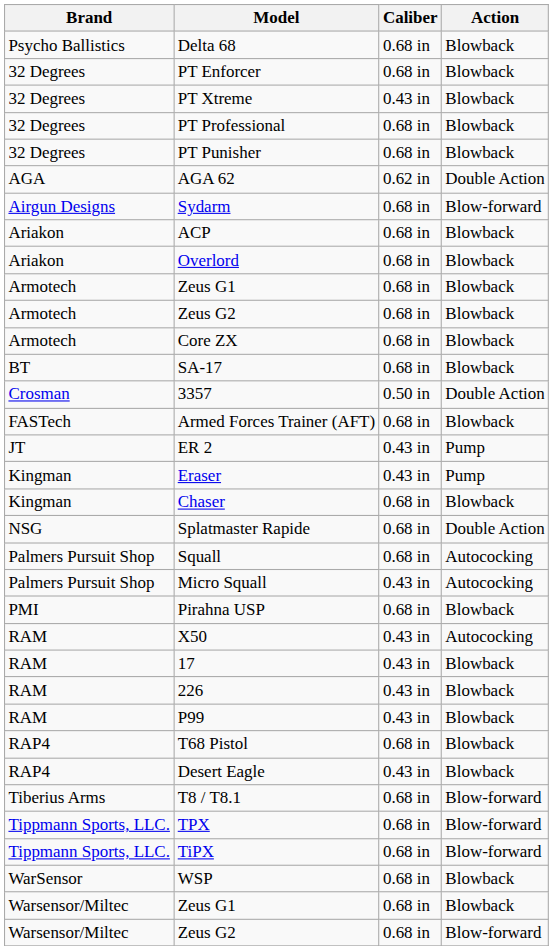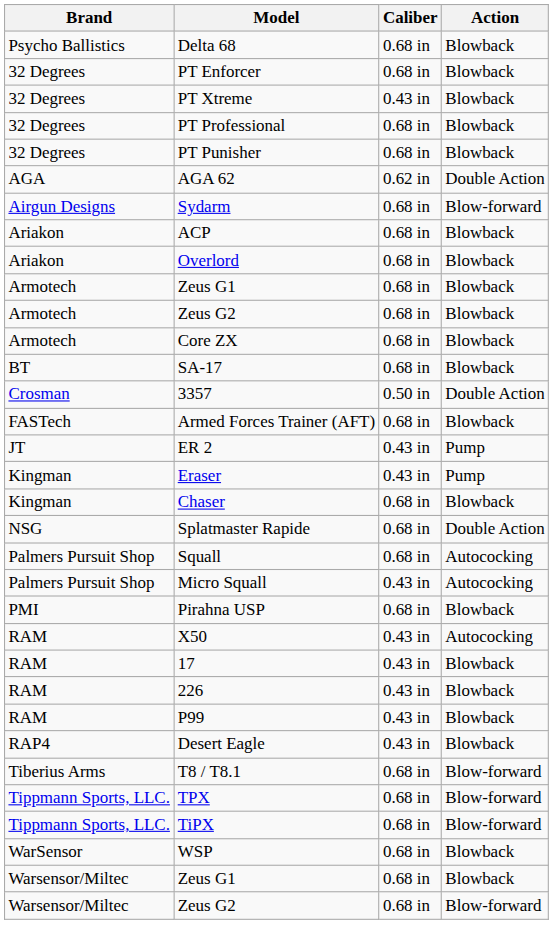- row: (29, 744)
